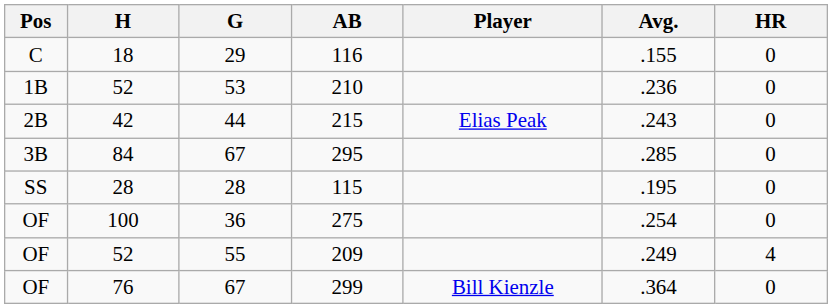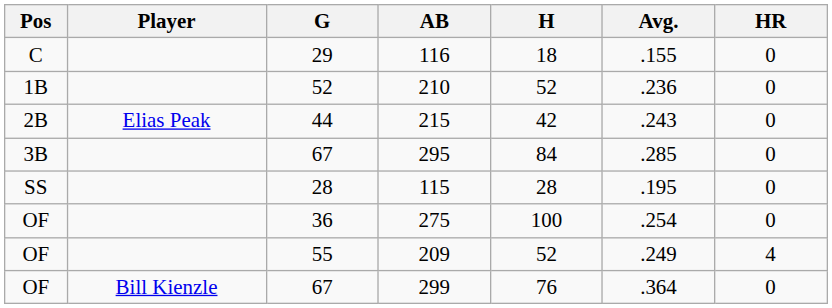columns swapped: (503, 21) <-> (123, 21)
(235, 87) 53 -> (322, 87) 52
